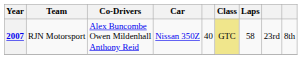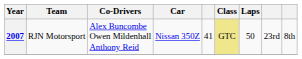(208, 36) 40 -> (208, 36) 41
(250, 36) 58 -> (250, 36) 50
